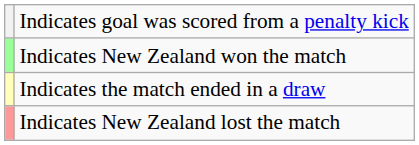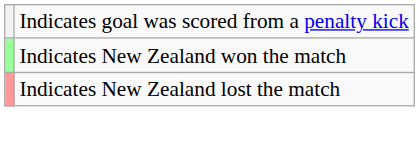- row: (172, 88)
